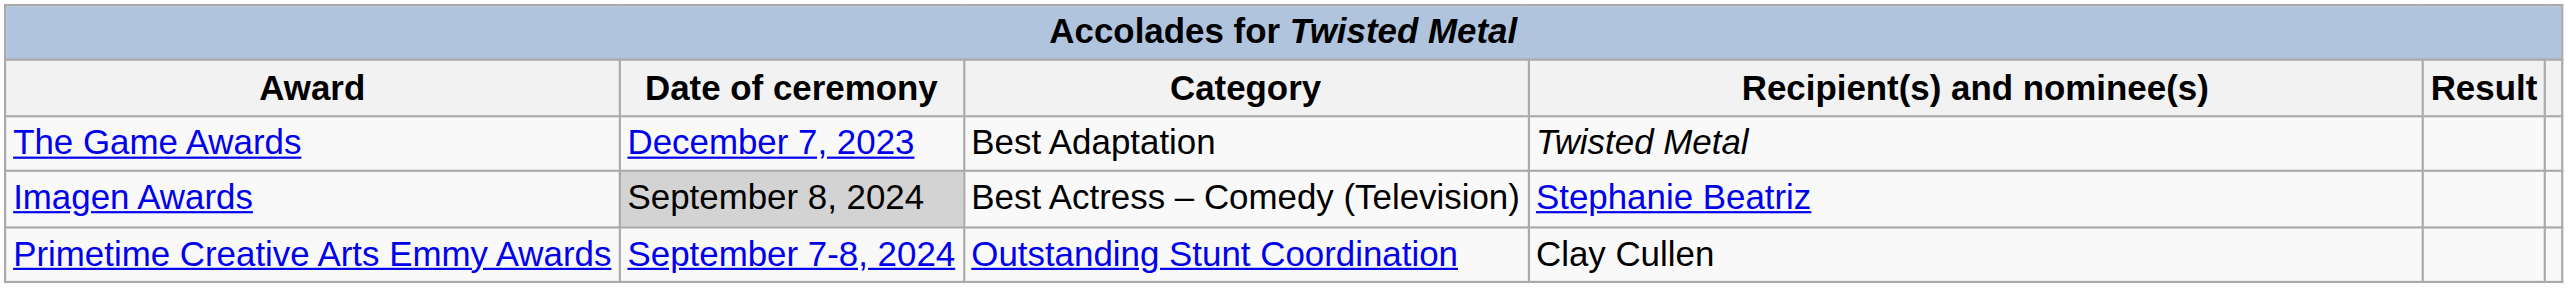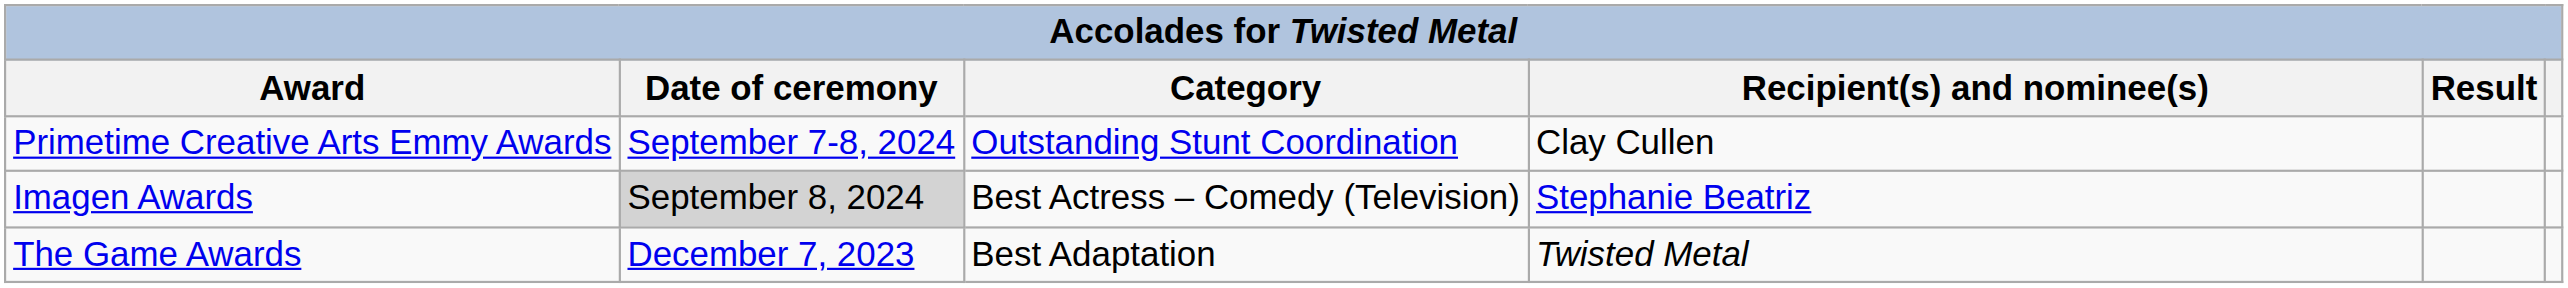rows swapped: (157, 142) <-> (312, 253)
